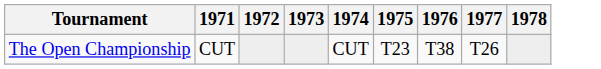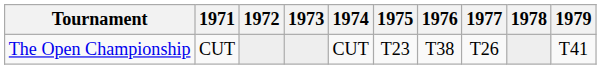+ column: (573, 19)
